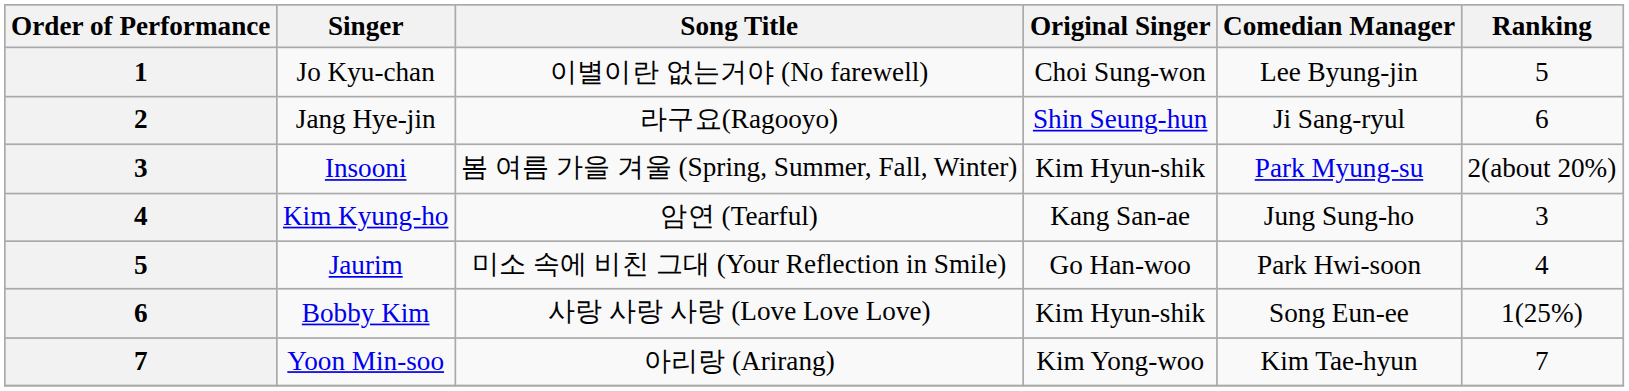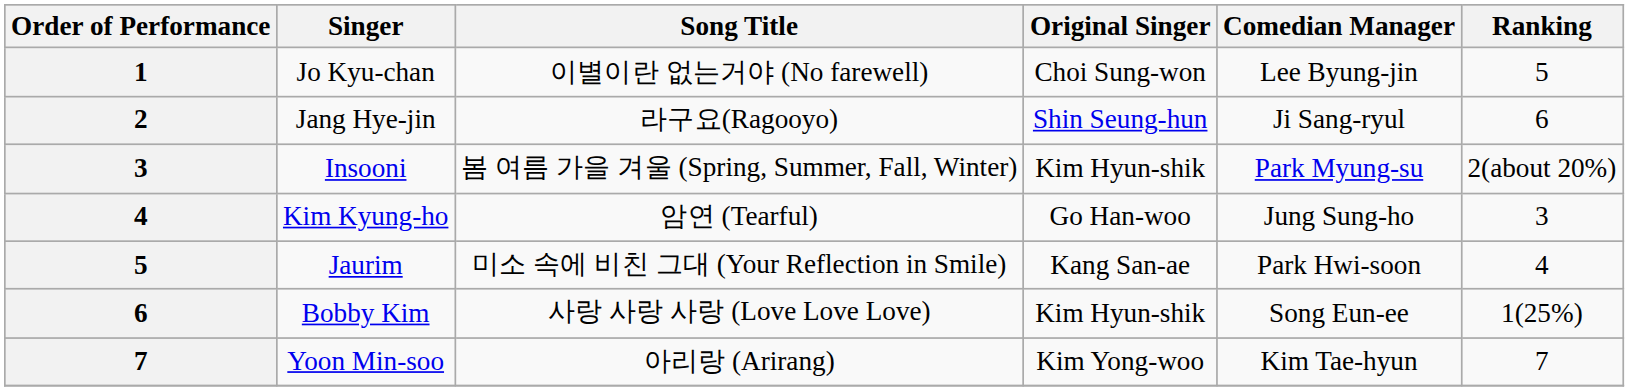(1120, 216) Kang San-ae -> (1120, 216) Go Han-woo
(1120, 264) Go Han-woo -> (1120, 264) Kang San-ae
